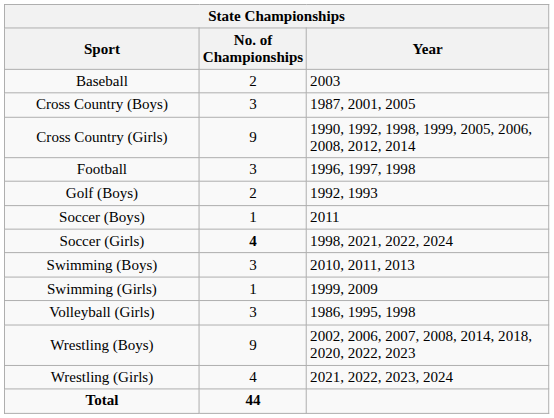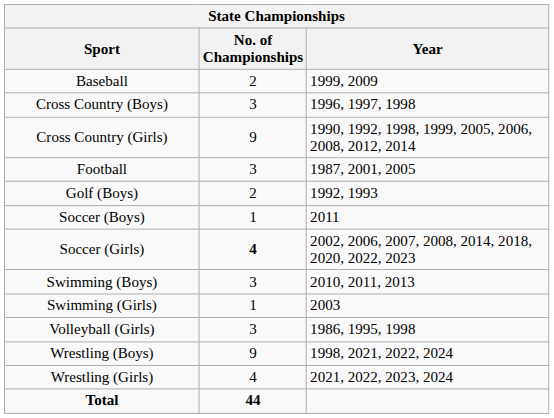(325, 81) 2003 -> (344, 81) 1999, 2009
(363, 104) 1987, 2001, 2005 -> (363, 104) 1996, 1997, 1998
(363, 169) 1996, 1997, 1998 -> (363, 169) 1987, 2001, 2005
(382, 241) 1998, 2021, 2022, 2024 -> (421, 249) 2002, 2006, 2007, 2008, 2014, 2018, 2020, 2022, 2023
(344, 288) 1999, 2009 -> (325, 305) 2003
(421, 344) 2002, 2006, 2007, 2008, 2014, 2018, 2020, 2022, 2023 -> (382, 353) 1998, 2021, 2022, 2024
